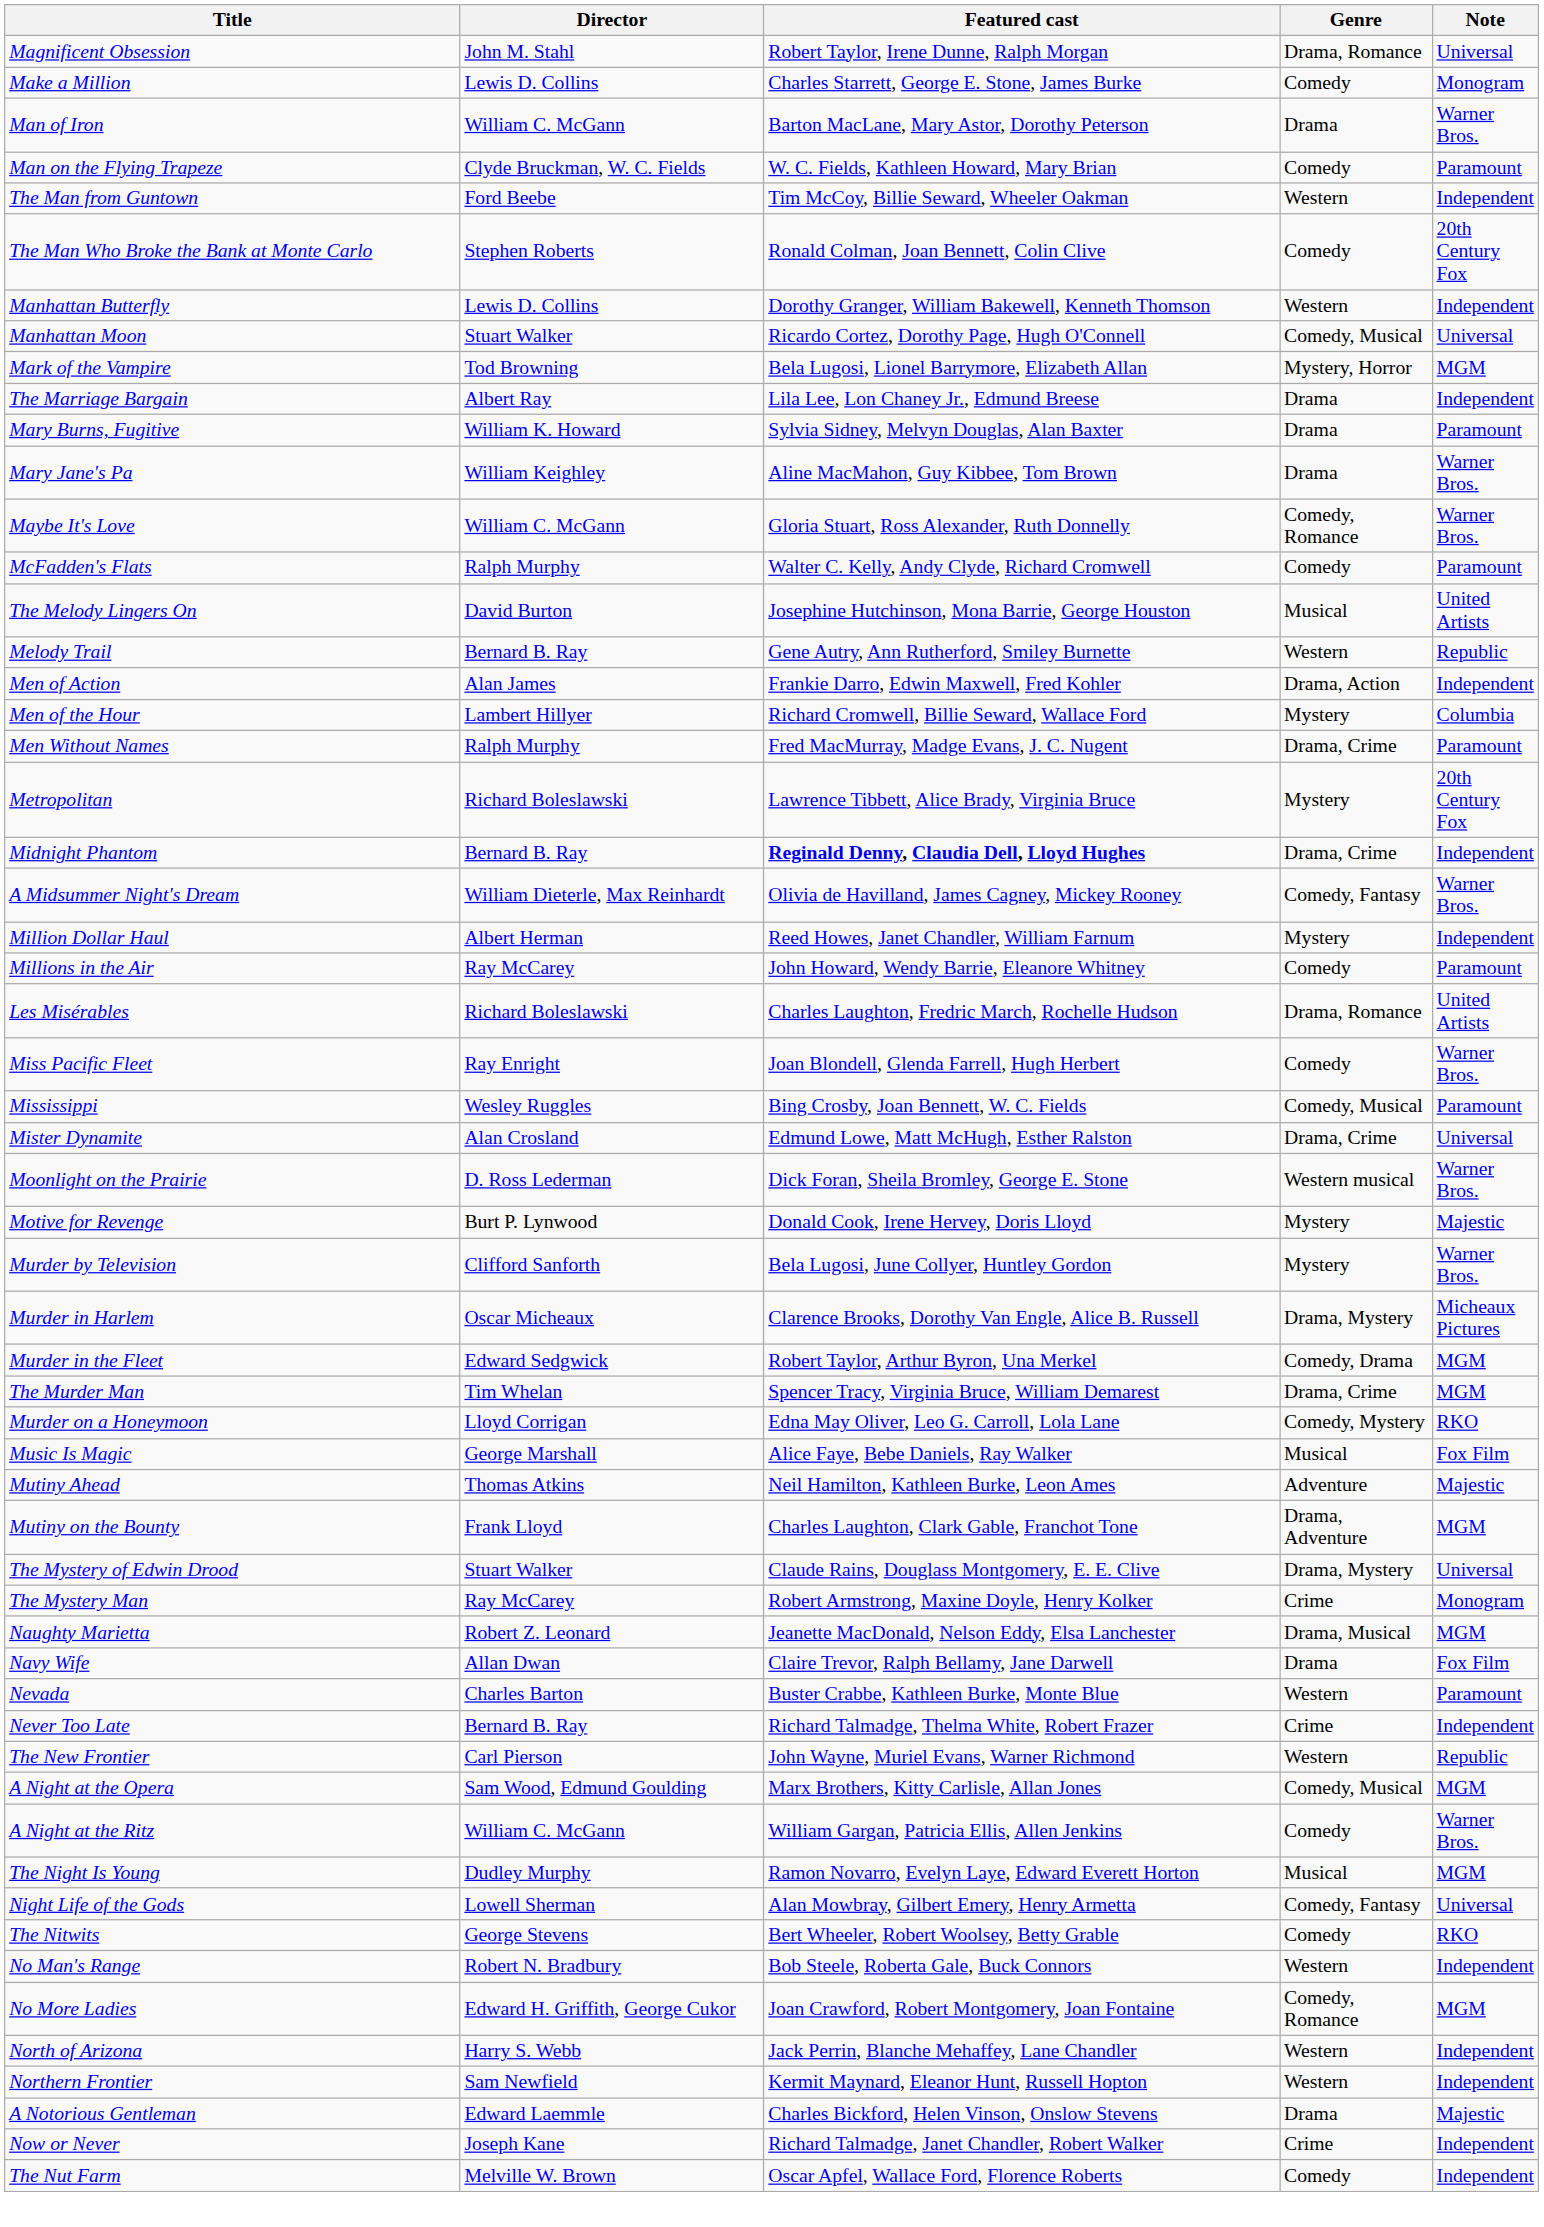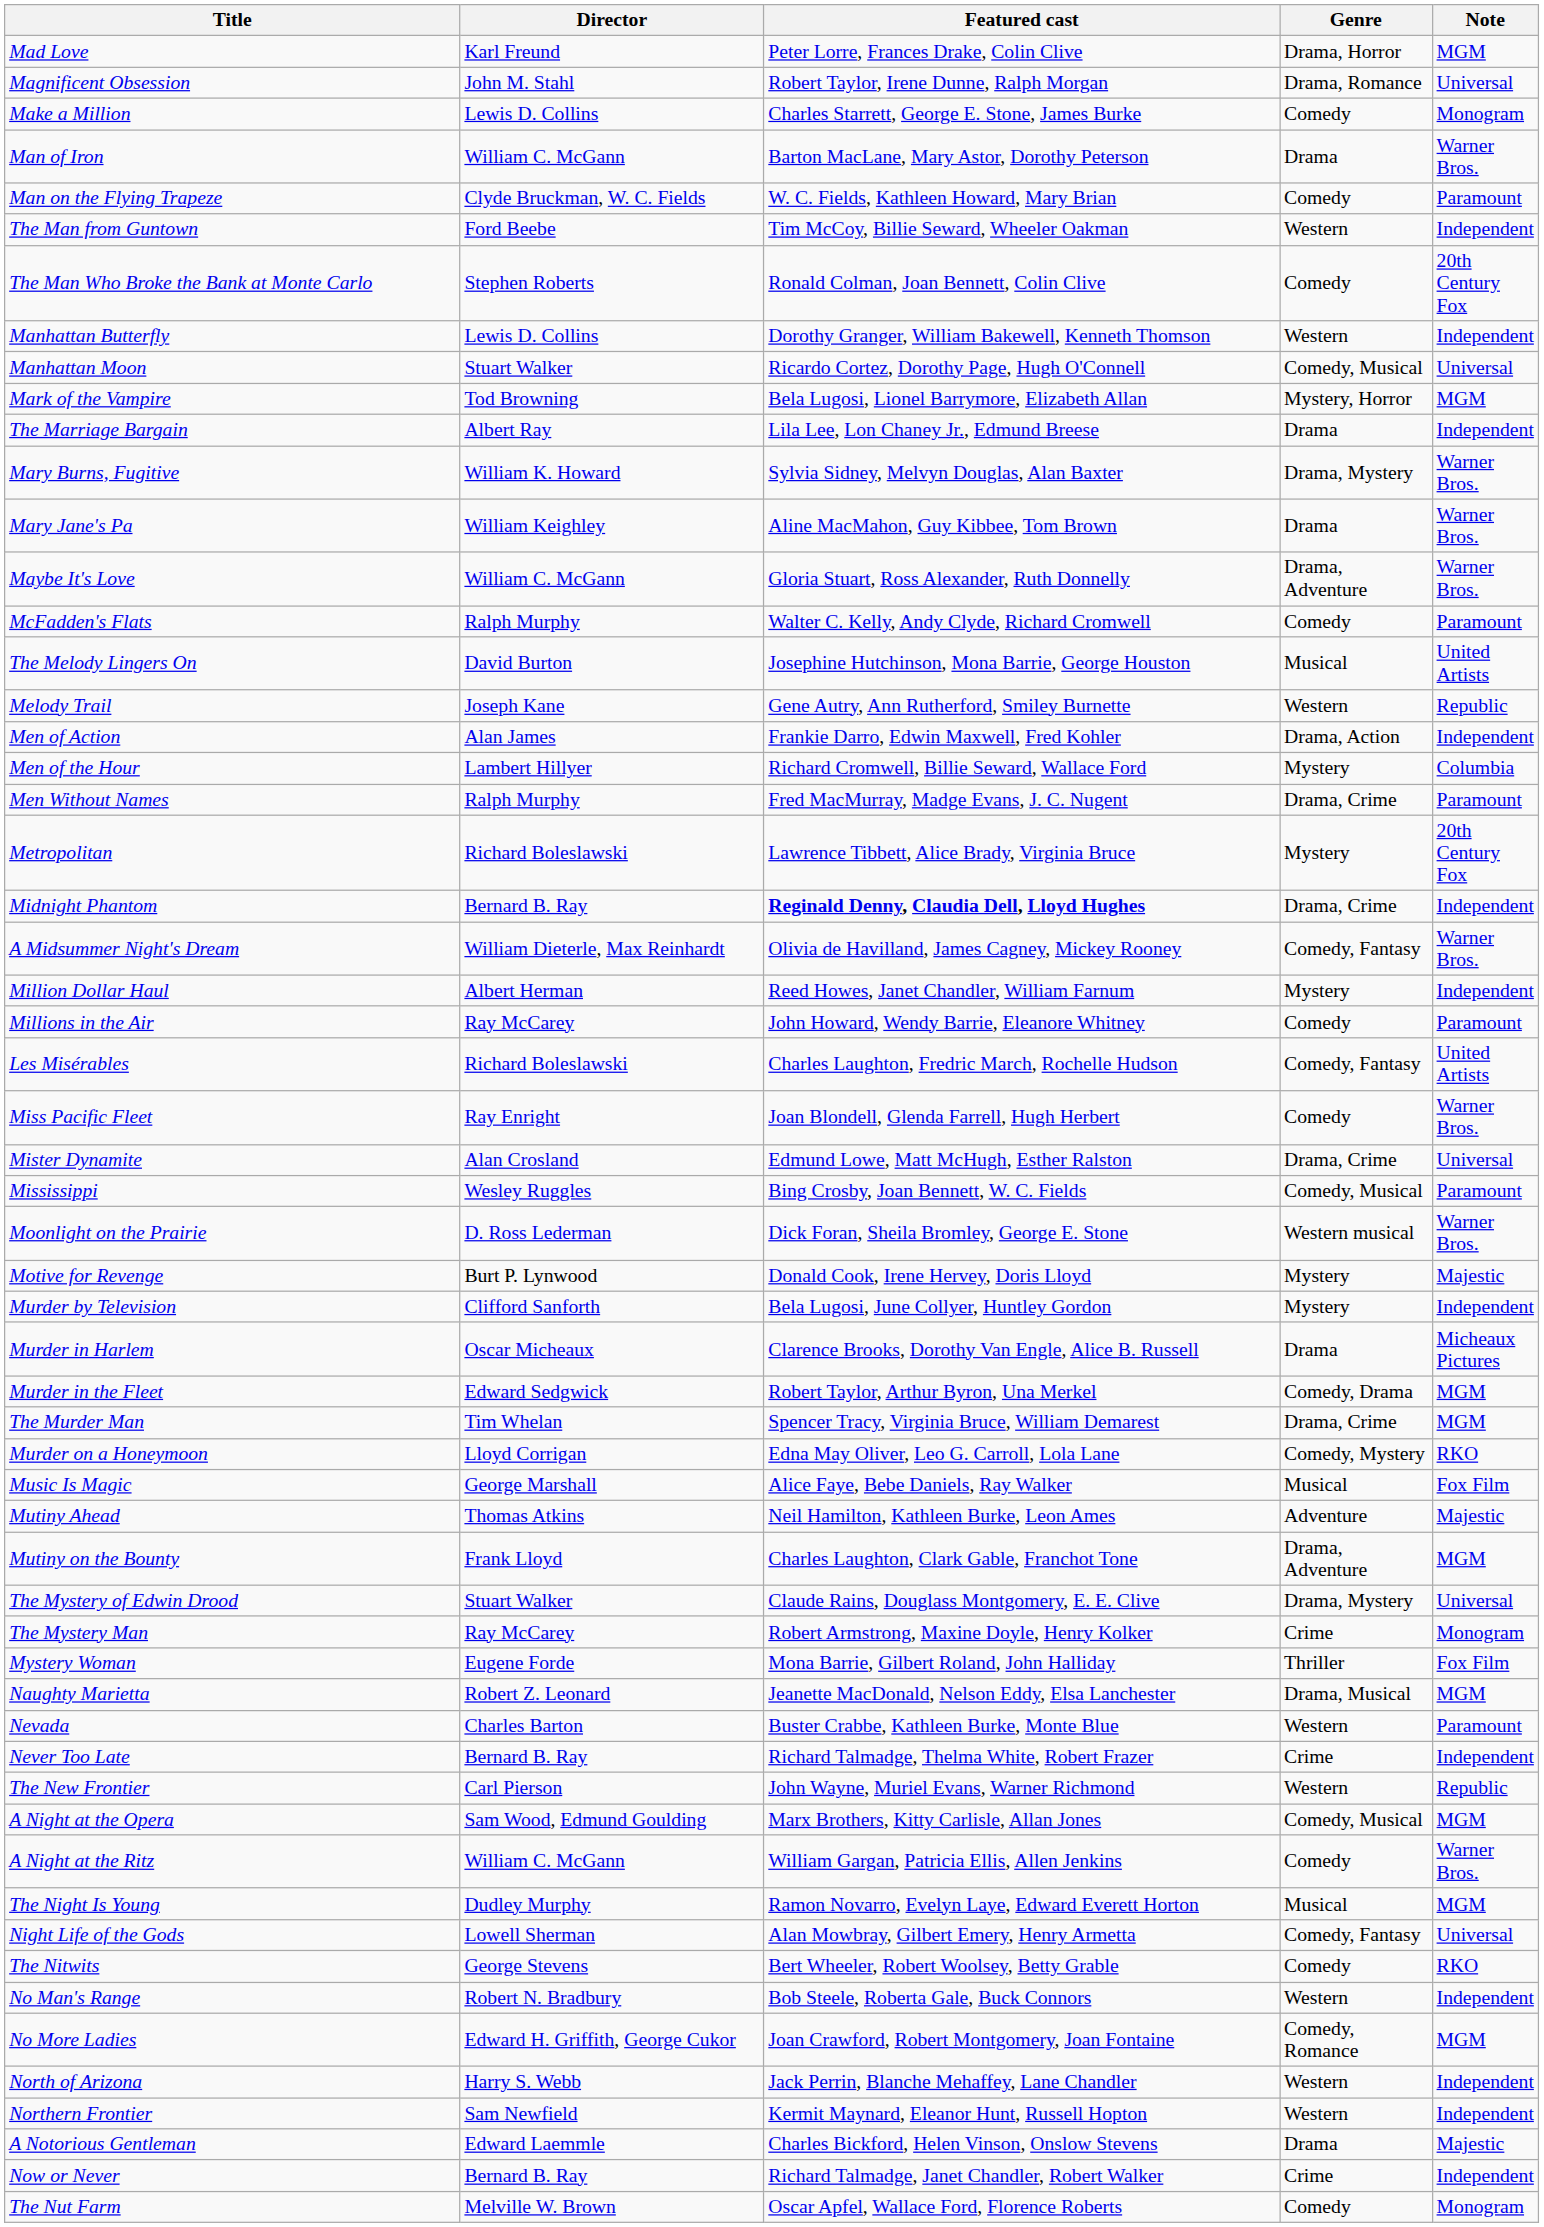+ row: (49, 51)
(1311, 429) Drama -> (1349, 472) Drama, Mystery
(1479, 429) Paramount -> (1465, 472) Warner Bros.
(1321, 525) Comedy, Romance -> (1326, 578) Drama, Adventure
(526, 652) Bernard B. Ray -> (514, 705) Joseph Kane
(1353, 1010) Drama, Romance -> (1352, 1064) Comedy, Fantasy
rows swapped: (53, 1106) <-> (76, 1137)
(1465, 1264) Warner Bros. -> (1485, 1306) Independent
(1349, 1317) Drama, Mystery -> (1311, 1348) Drama
+ row: (72, 1663)
- row: (49, 1663)
(514, 2144) Joseph Kane -> (526, 2175) Bernard B. Ray
(1485, 2175) Independent -> (1480, 2206) Monogram
